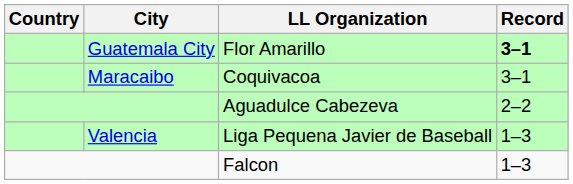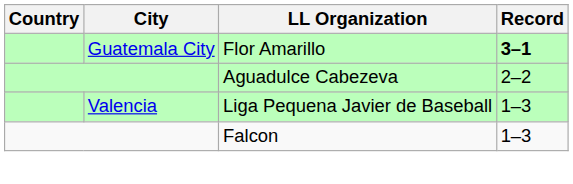- row: (272, 77)
